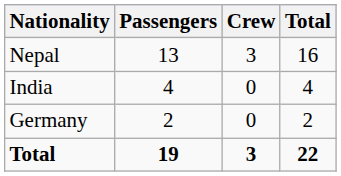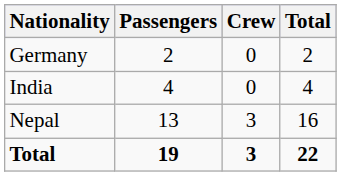rows swapped: (35, 54) <-> (48, 120)
